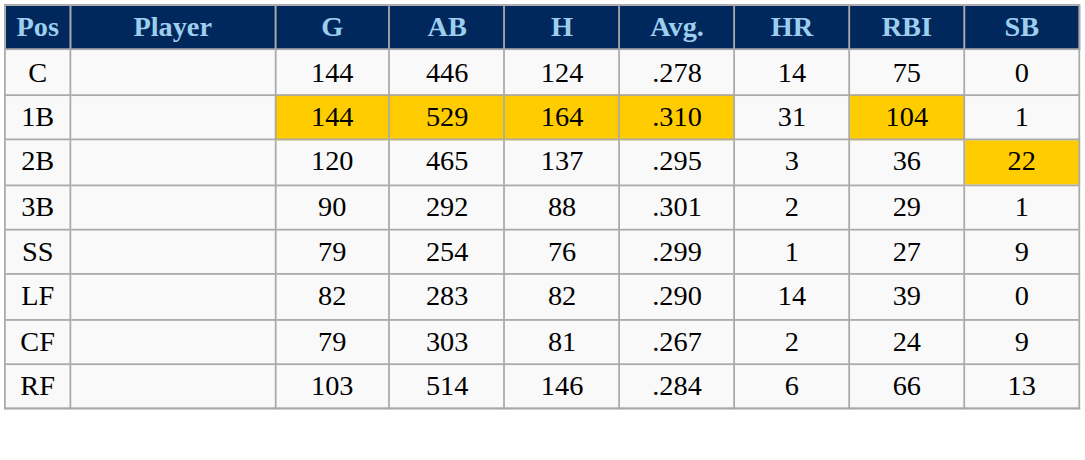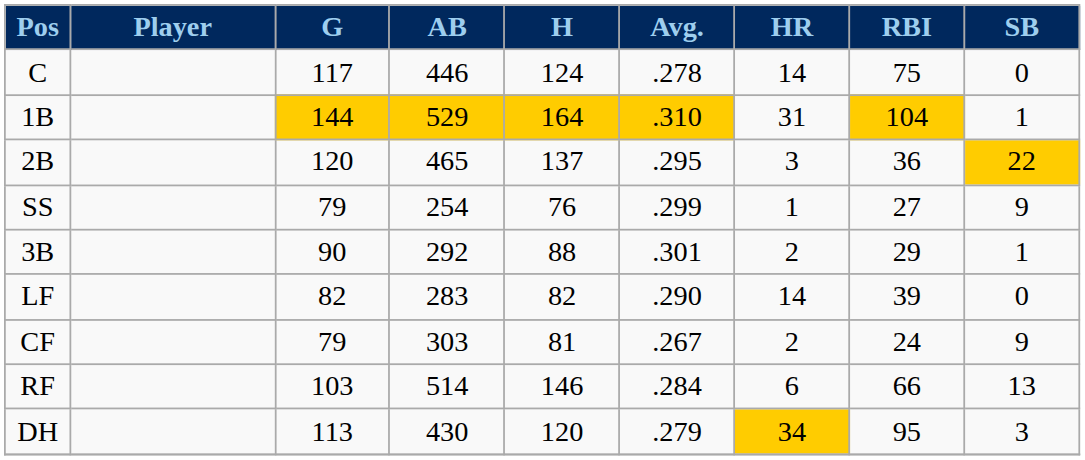(332, 71) 144 -> (332, 71) 117
rows swapped: (38, 206) <-> (38, 251)
+ row: (38, 431)
